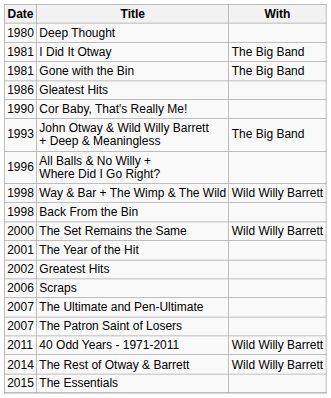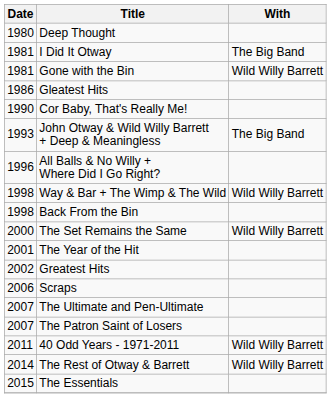(268, 71) The Big Band -> (277, 71) Wild Willy Barrett
